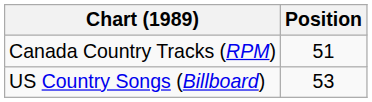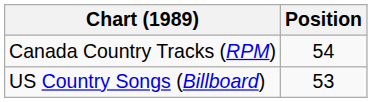(323, 50) 51 -> (323, 50) 54
